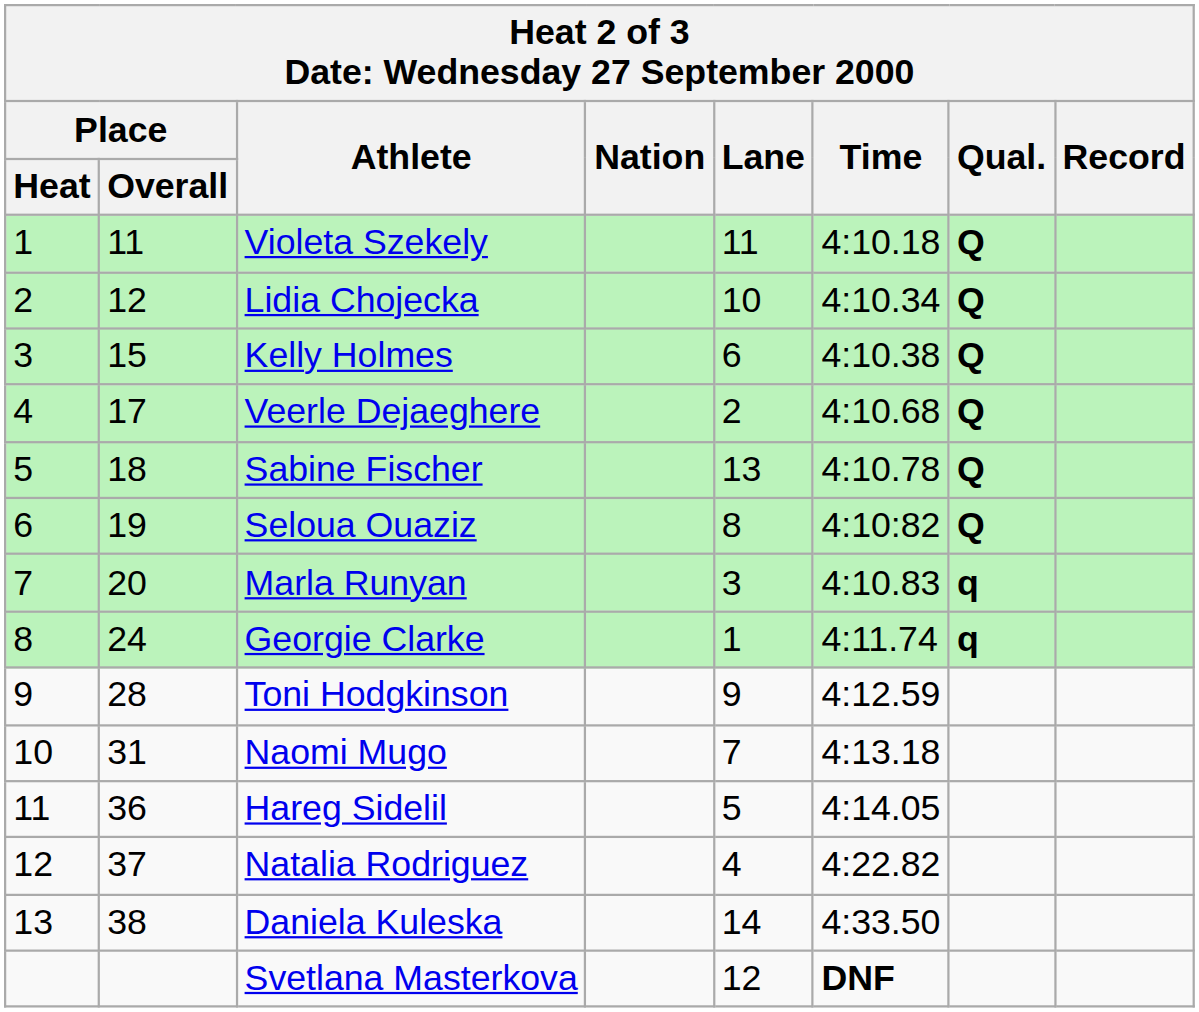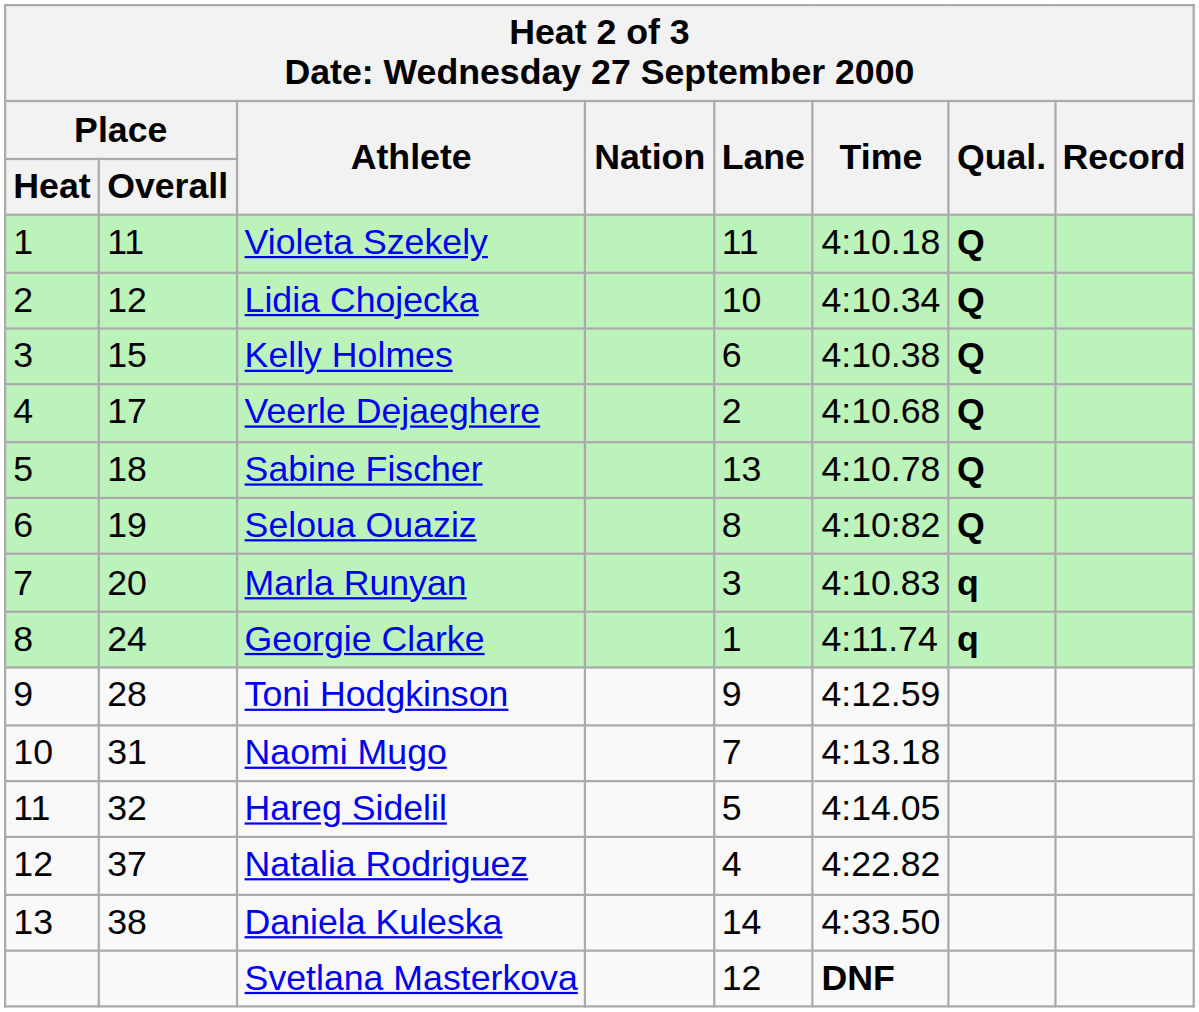(127, 808) 36 -> (127, 808) 32
